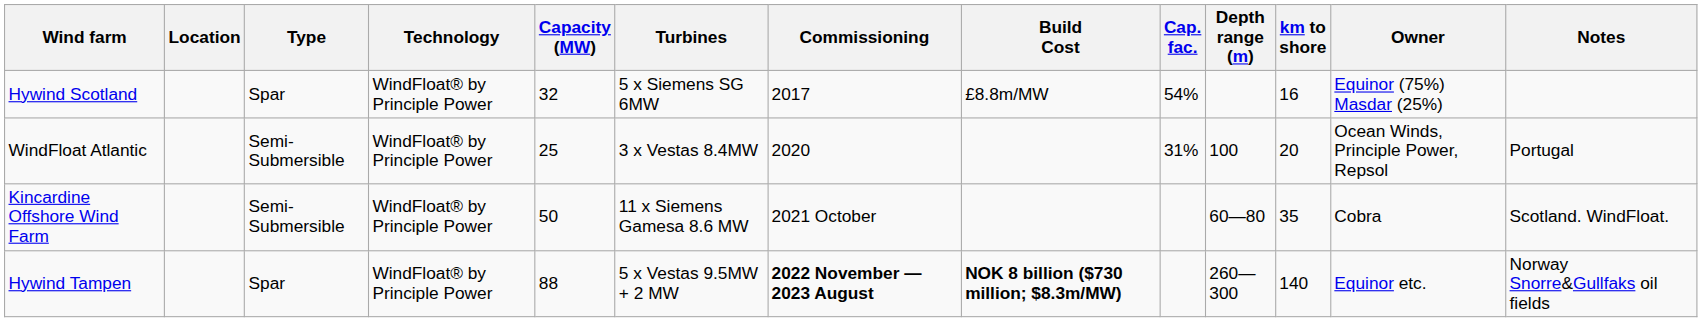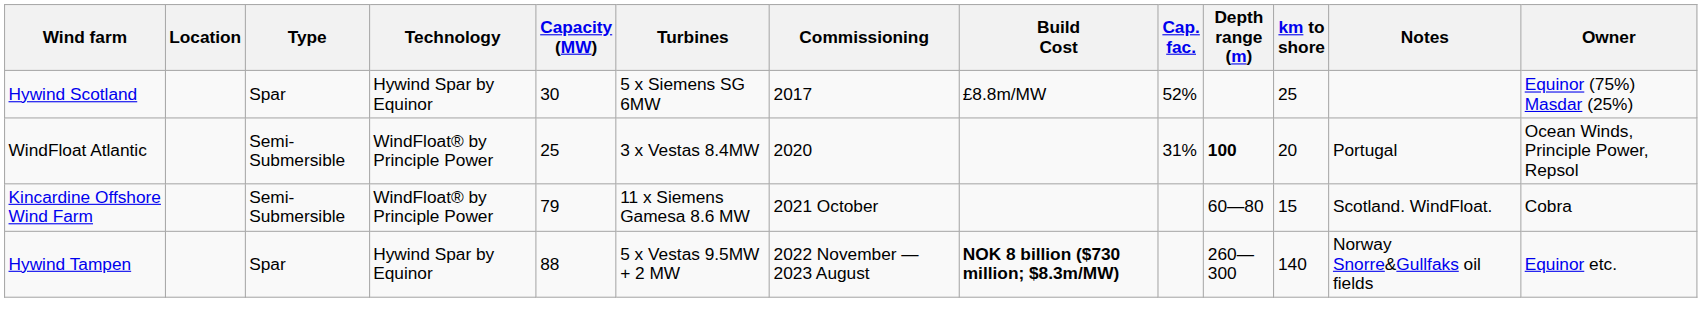columns swapped: (1418, 37) <-> (1601, 37)
(432, 94) WindFloat® by Principle Power -> (434, 94) Hywind Spar by Equinor
(548, 94) 32 -> (550, 94) 30
(1181, 94) 54% -> (1180, 94) 52%
(1289, 94) 16 -> (1288, 94) 25
(1224, 150) normal -> (1222, 150) bold
(548, 217) 50 -> (550, 207) 79
(1289, 217) 35 -> (1288, 207) 15
(432, 283) WindFloat® by Principle Power -> (434, 263) Hywind Spar by Equinor
(847, 283) bold -> (846, 263) normal
